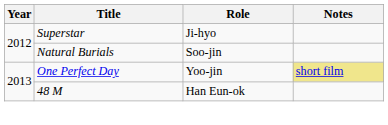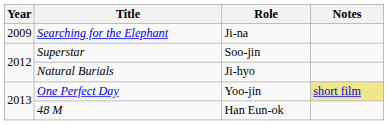+ row: (103, 33)
(201, 33) Ji-hyo -> (242, 52) Soo-jin
(204, 52) Soo-jin -> (240, 71) Ji-hyo
